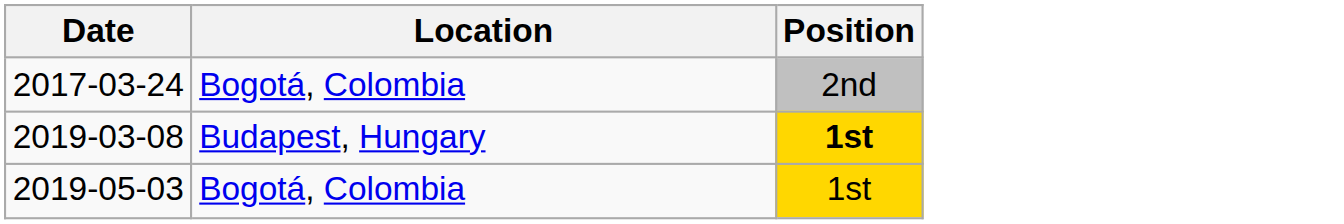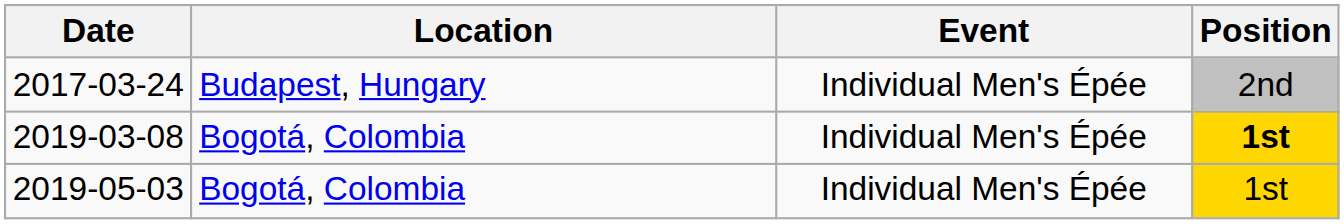+ column: (984, 31)
(332, 84) Bogotá, Colombia -> (342, 84) Budapest, Hungary
(342, 137) Budapest, Hungary -> (332, 137) Bogotá, Colombia
